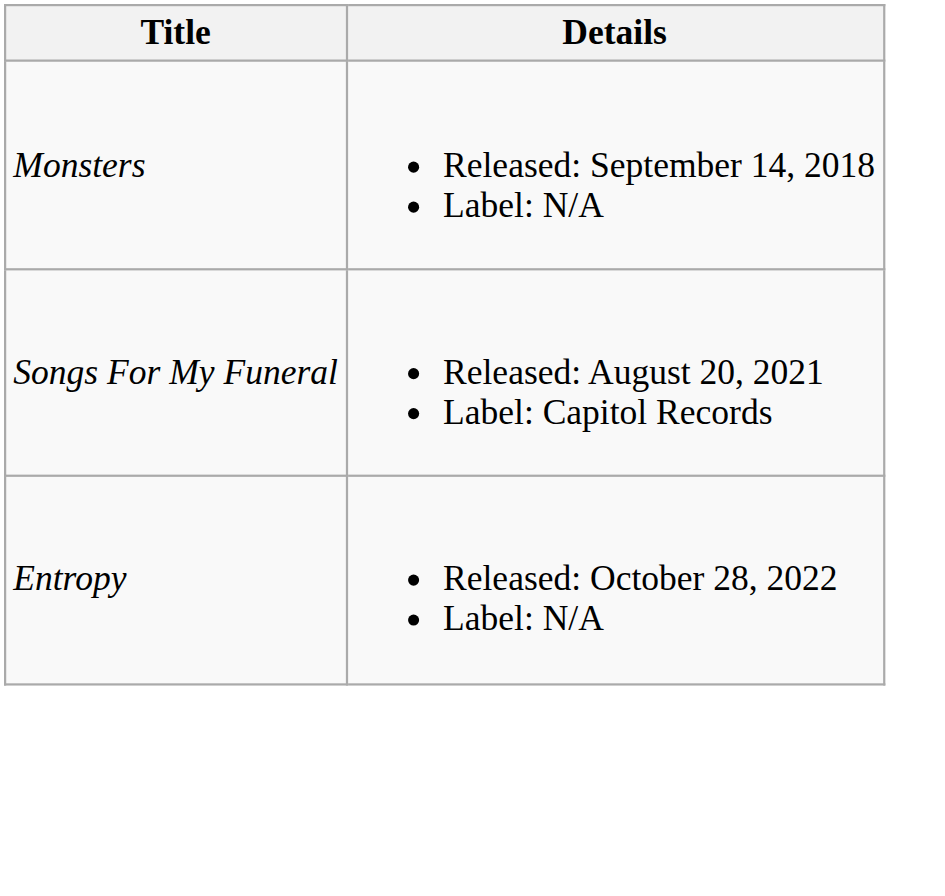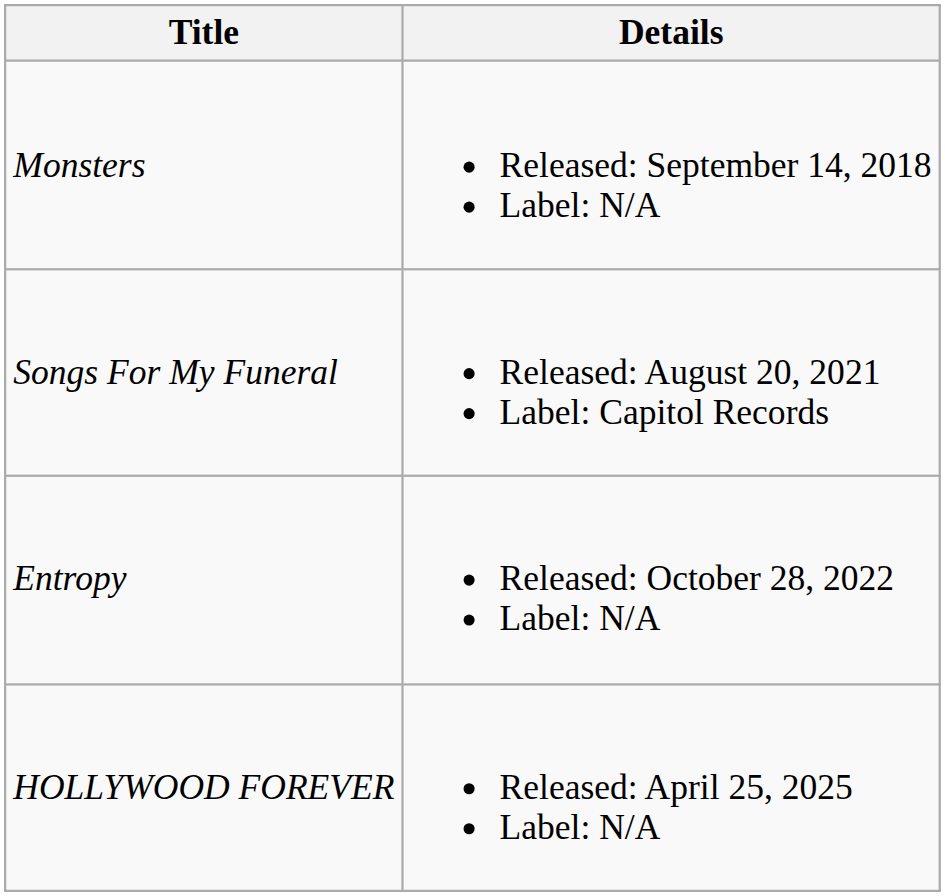+ row: (204, 786)
